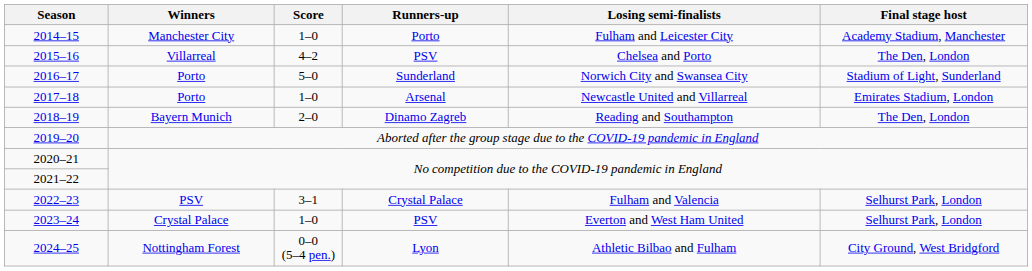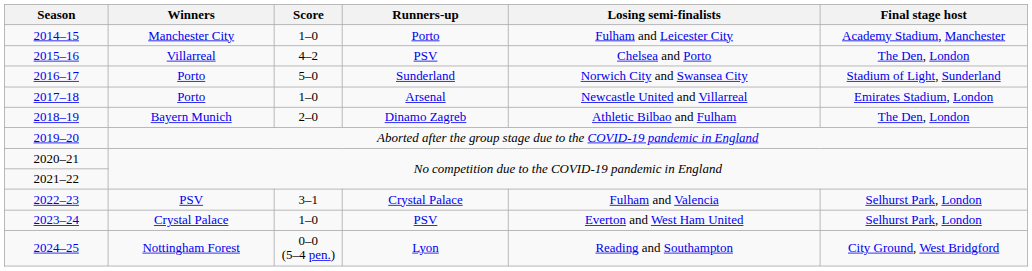(664, 117) Reading and Southampton -> (664, 117) Athletic Bilbao and Fulham
(664, 248) Athletic Bilbao and Fulham -> (664, 248) Reading and Southampton
